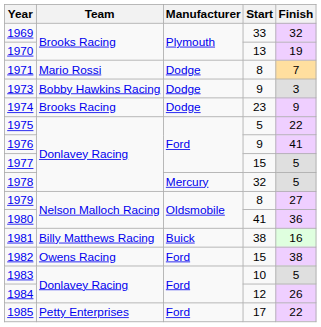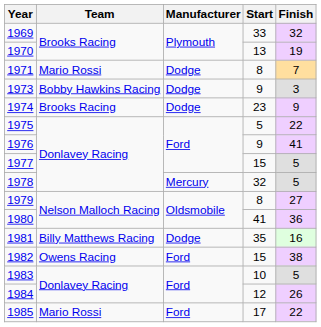(180, 238) Buick -> (183, 238) Dodge
(260, 238) 38 -> (260, 238) 35
(84, 313) Petty Enterprises -> (70, 313) Mario Rossi
